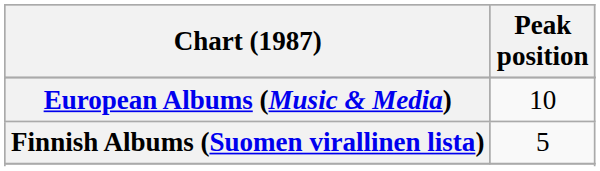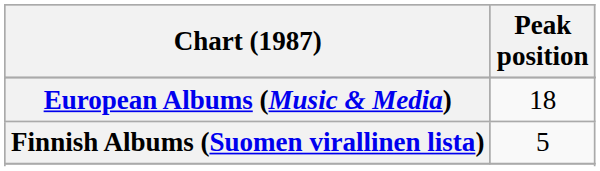(543, 99) 10 -> (543, 99) 18
